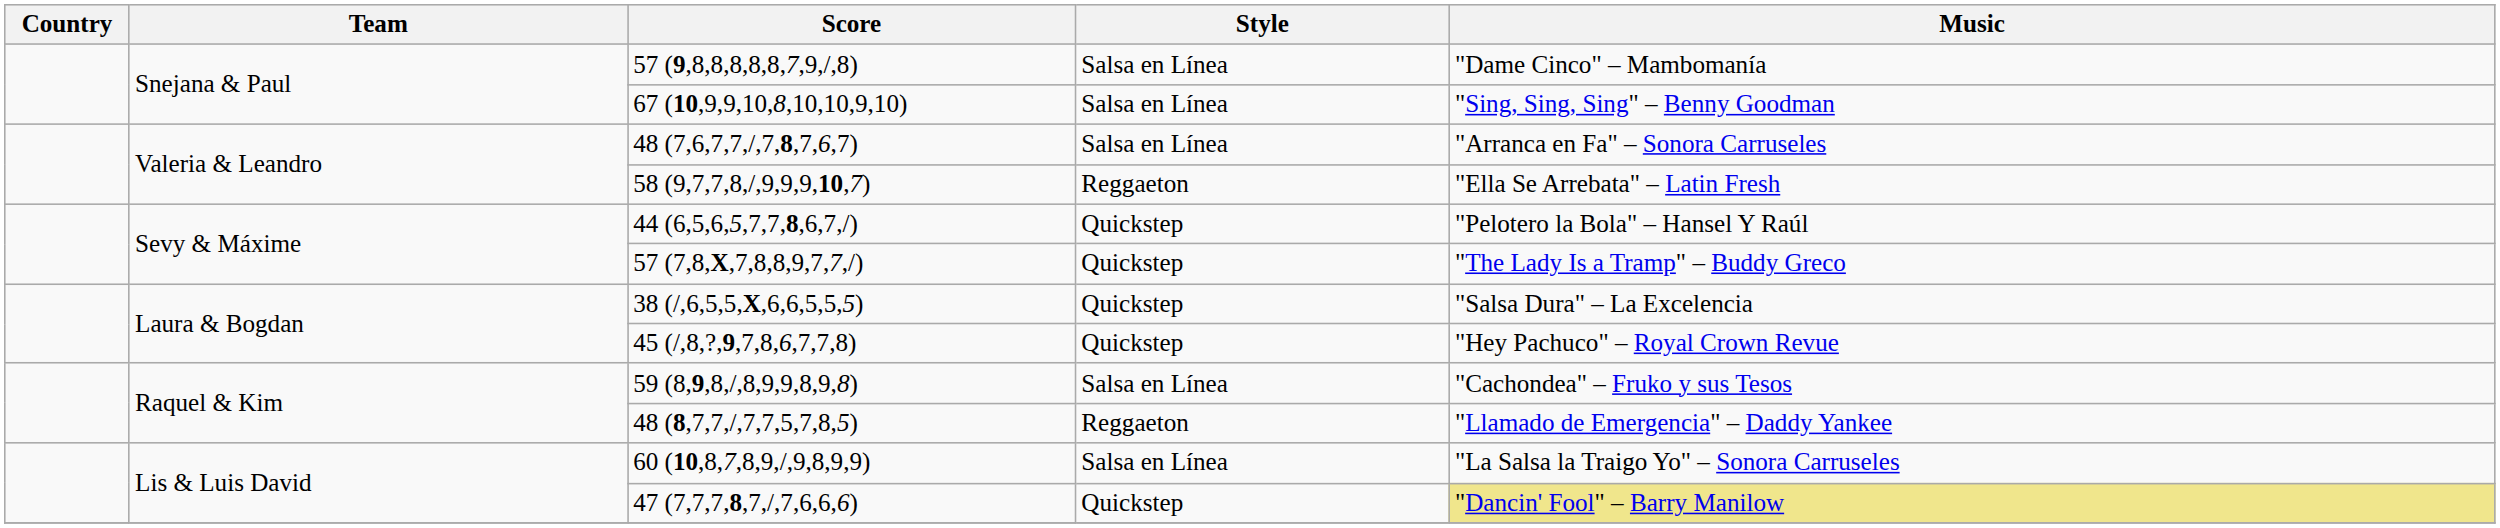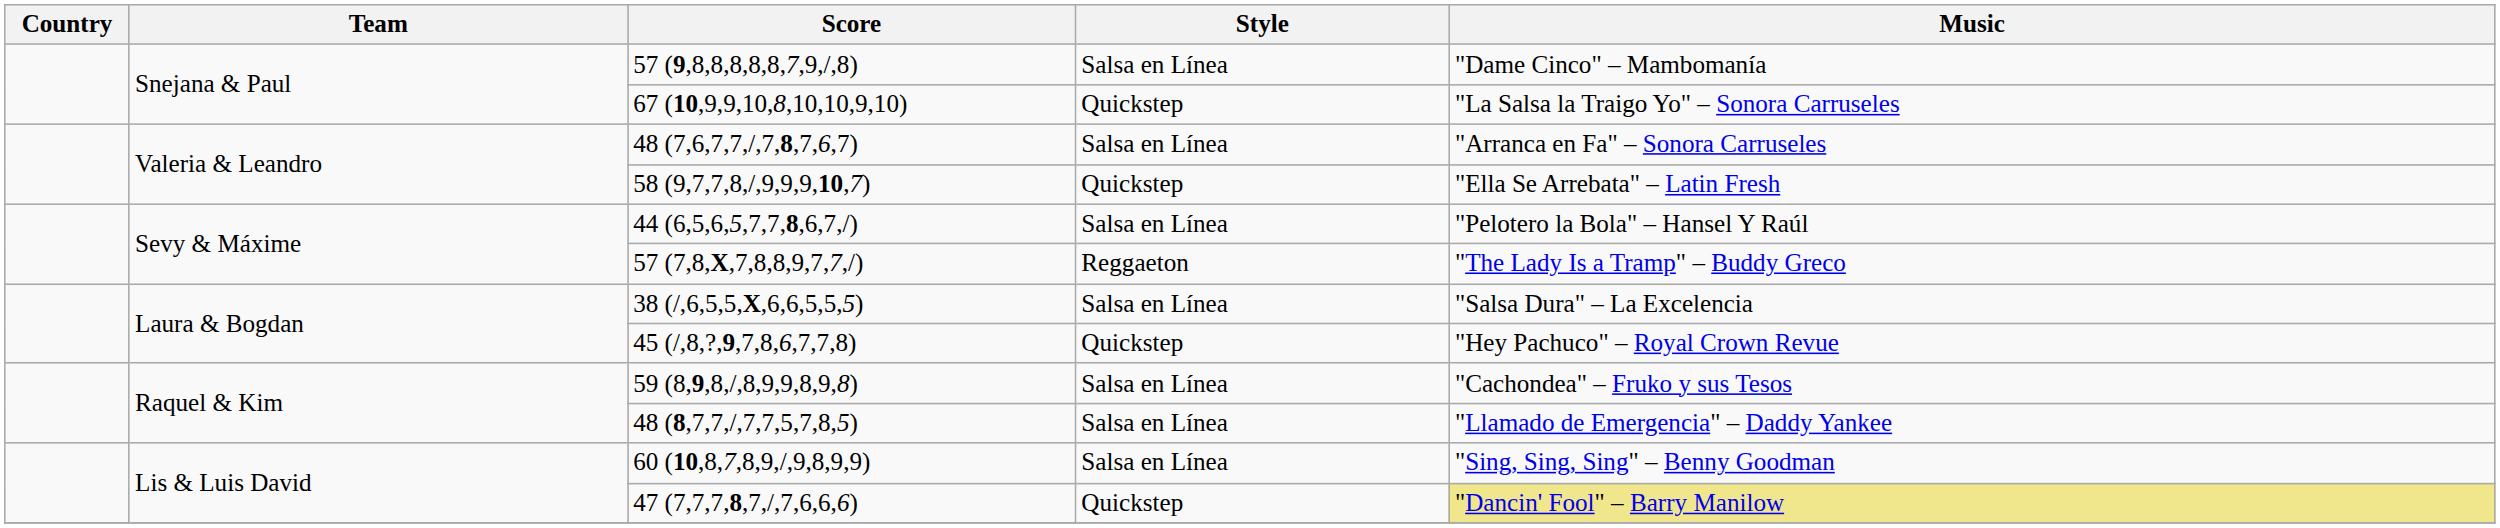(1155, 104) Salsa en Línea -> (1132, 104) Quickstep
(1645, 104) "Sing, Sing, Sing" – Benny Goodman -> (1677, 104) "La Salsa la Traigo Yo" – Sonora Carruseles
(1135, 183) Reggaeton -> (1132, 183) Quickstep
(1132, 223) Quickstep -> (1155, 223) Salsa en Línea
(1132, 263) Quickstep -> (1135, 263) Reggaeton
(1132, 303) Quickstep -> (1155, 303) Salsa en Línea
(1135, 422) Reggaeton -> (1155, 422) Salsa en Línea
(1677, 462) "La Salsa la Traigo Yo" – Sonora Carruseles -> (1645, 462) "Sing, Sing, Sing" – Benny Goodman
